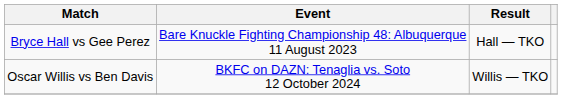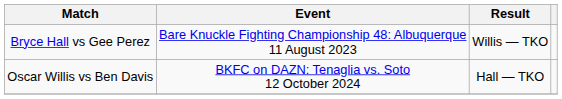(510, 42) Hall — TKO -> (510, 42) Willis — TKO
(510, 76) Willis — TKO -> (510, 76) Hall — TKO
